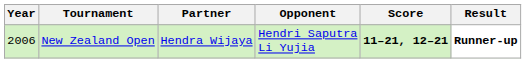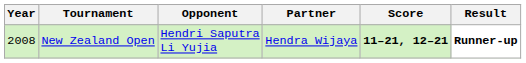columns swapped: (207, 14) <-> (308, 14)
(22, 41) 2006 -> (22, 41) 2008
